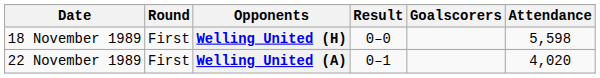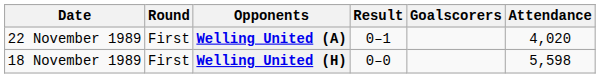rows swapped: (272, 39) <-> (272, 61)
